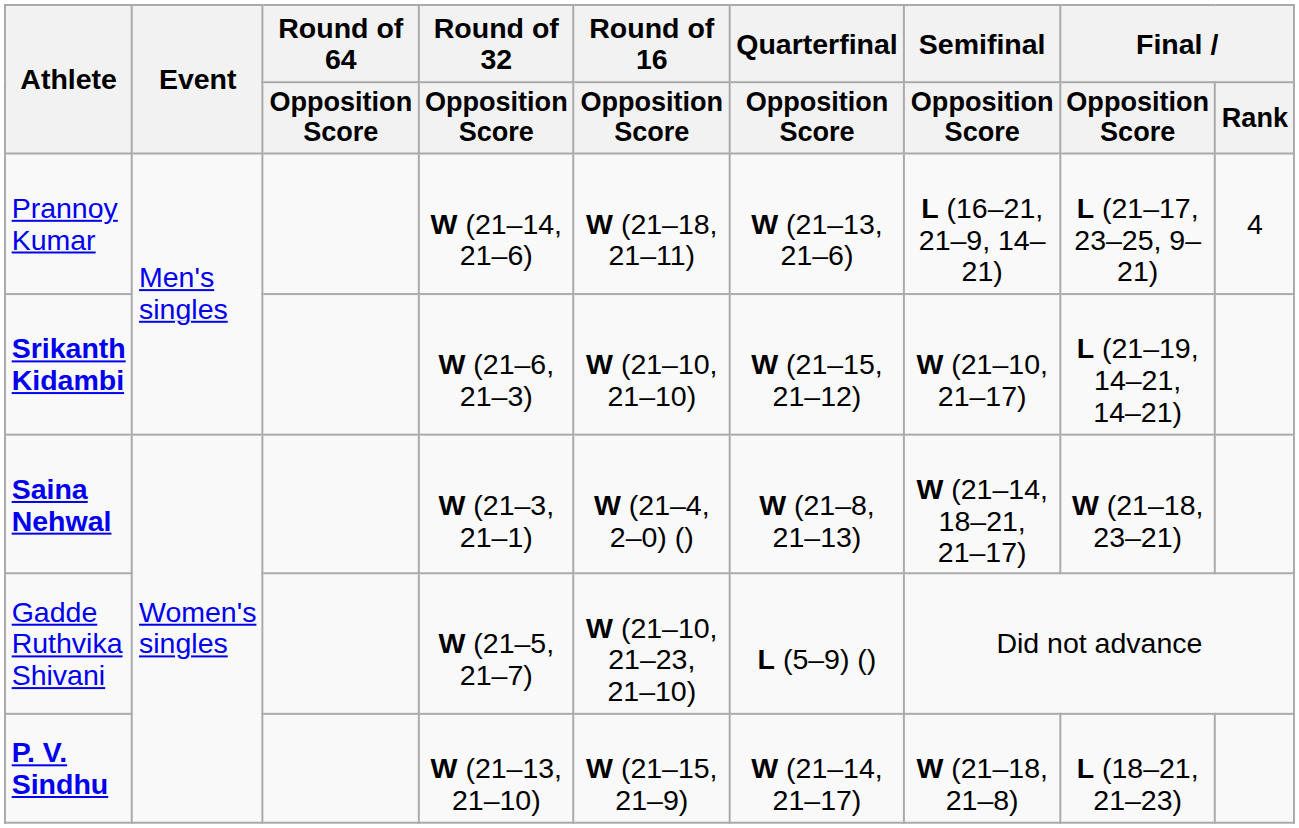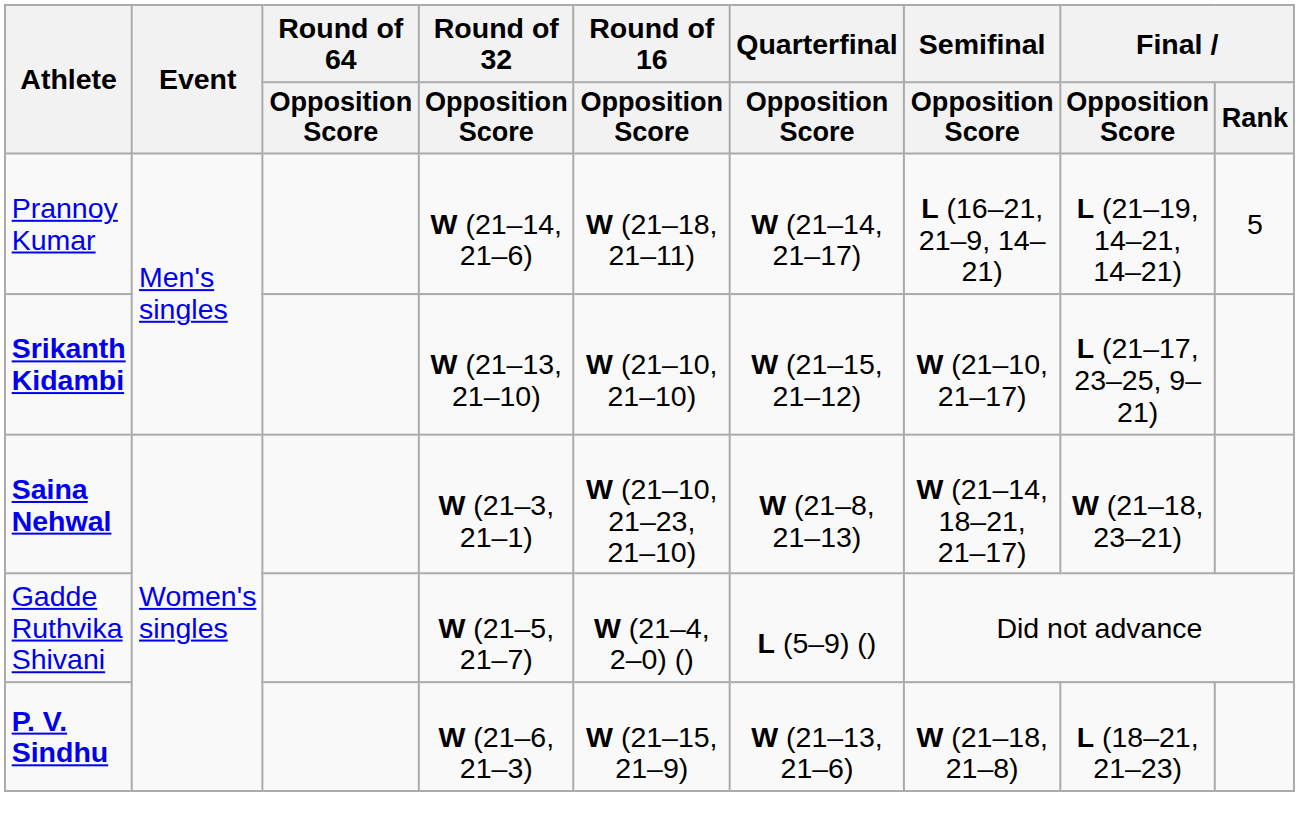(817, 240) W (21–13, 21–6) -> (817, 240) W (21–14, 21–17)
(1138, 240) L (21–17, 23–25, 9–21) -> (1138, 240) L (21–19, 14–21, 14–21)
(1255, 224) 4 -> (1255, 224) 5
(496, 380) W (21–6, 21–3) -> (496, 380) W (21–13, 21–10)
(1138, 380) L (21–19, 14–21, 14–21) -> (1138, 380) L (21–17, 23–25, 9–21)
(652, 520) W (21–4, 2–0) () -> (652, 520) W (21–10, 21–23, 21–10)
(652, 660) W (21–10, 21–23, 21–10) -> (652, 645) W (21–4, 2–0) ()
(496, 785) W (21–13, 21–10) -> (496, 753) W (21–6, 21–3)
(817, 785) W (21–14, 21–17) -> (817, 753) W (21–13, 21–6)
